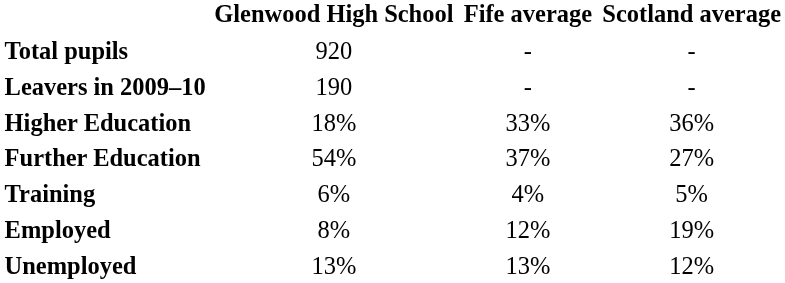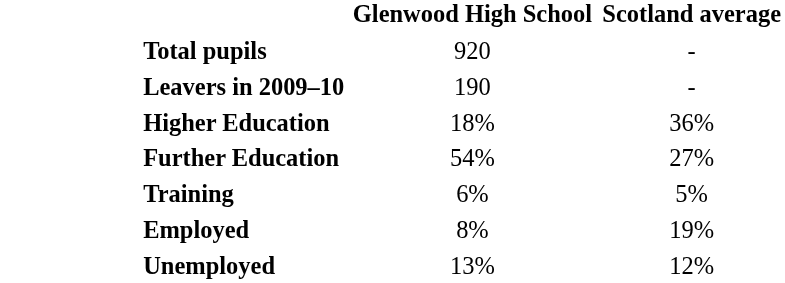- column: (528, 13)
